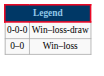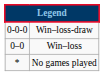+ row: (64, 62)
